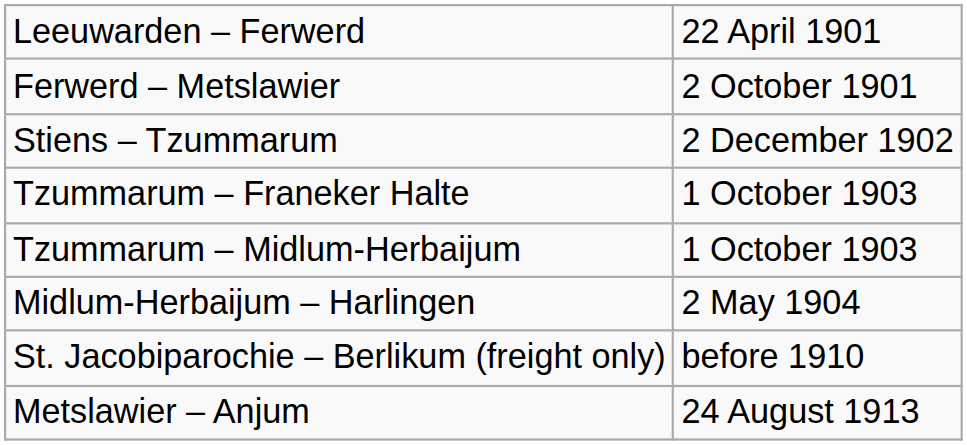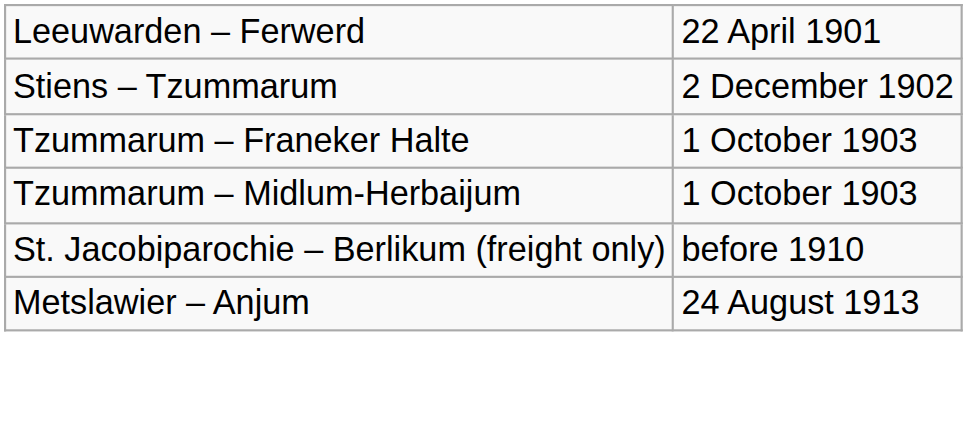- row: (177, 85)
- row: (244, 303)
